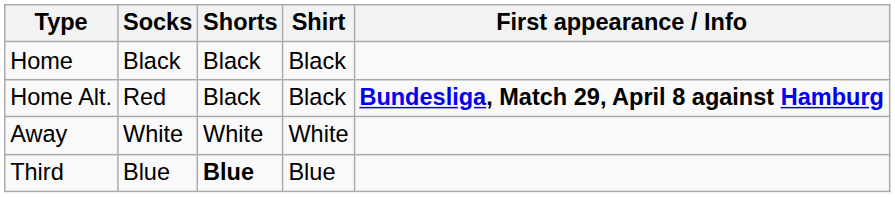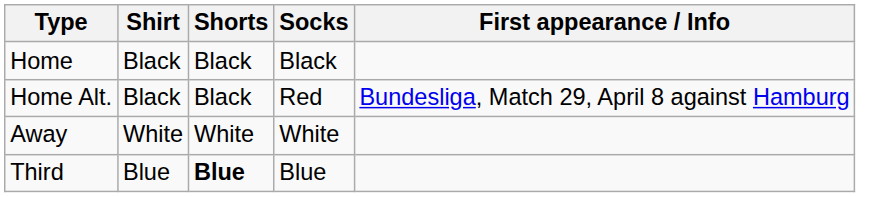columns swapped: (318, 23) <-> (158, 23)
(622, 97) bold -> (605, 97) normal
